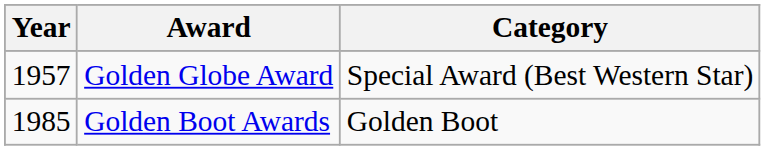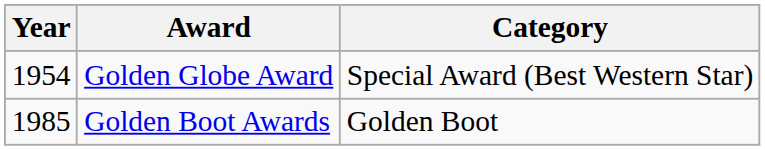(41, 74) 1957 -> (41, 74) 1954
